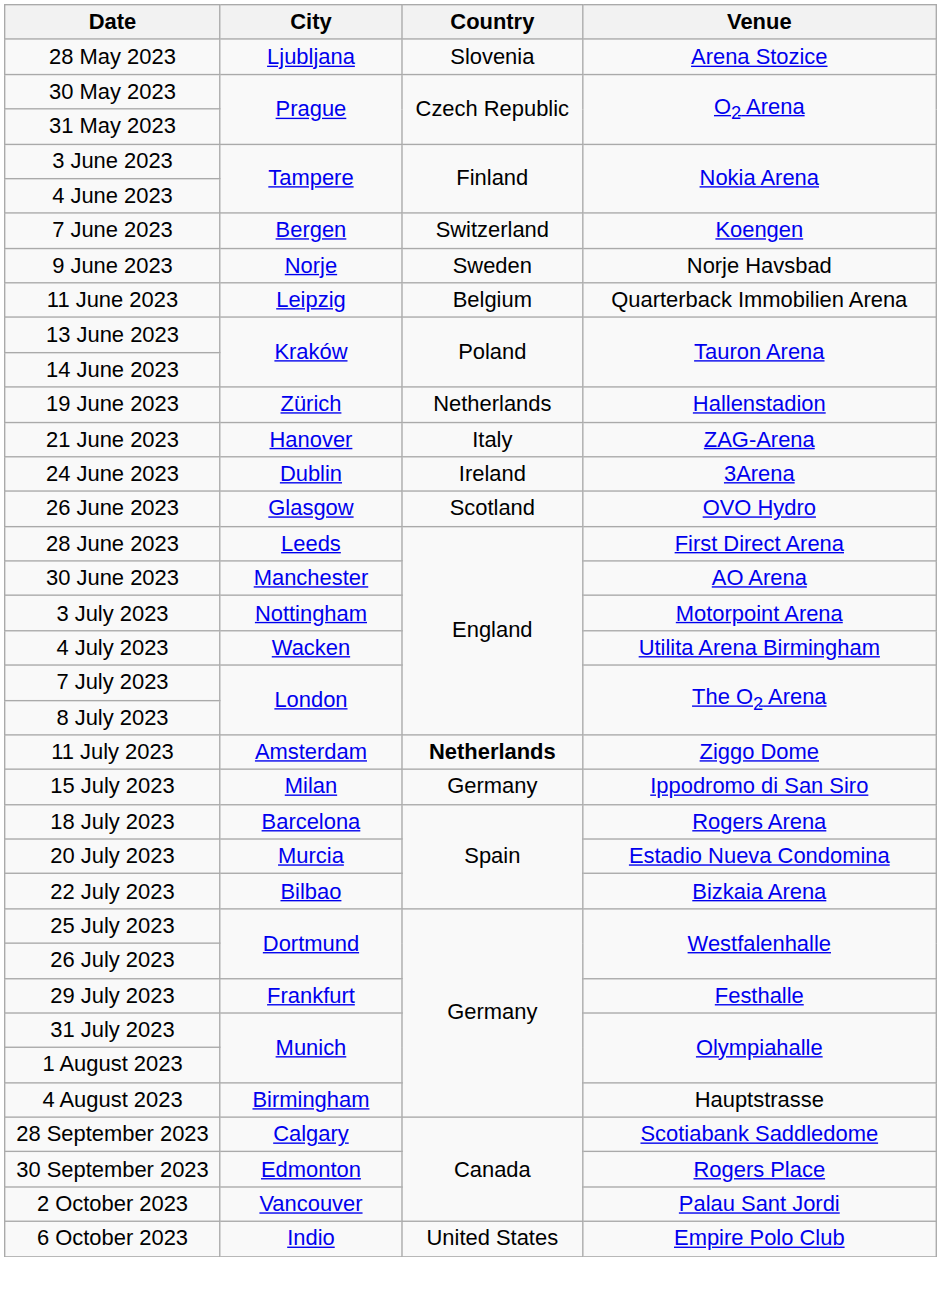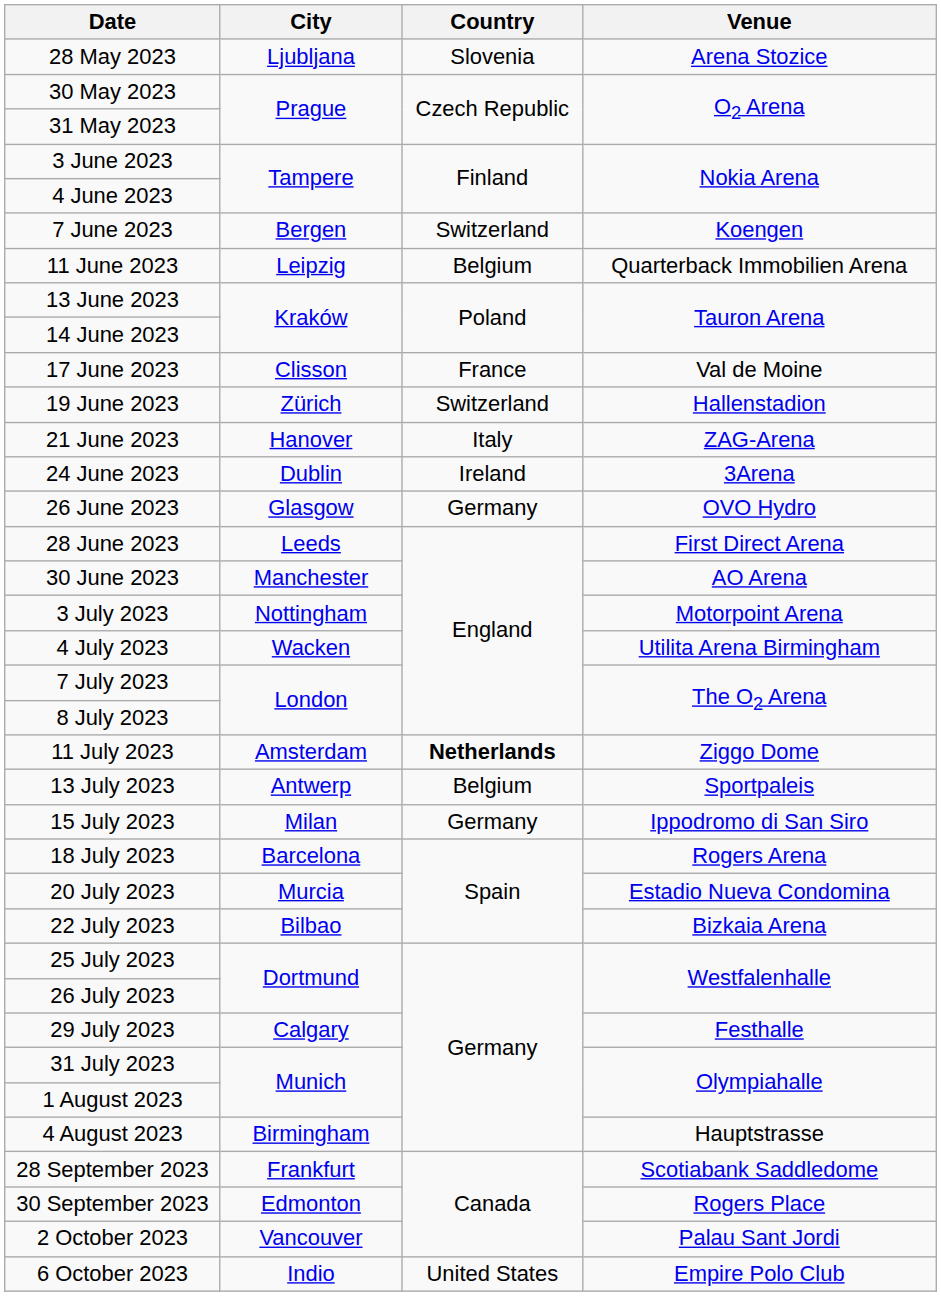- row: (112, 265)
+ row: (112, 369)
(492, 404) Netherlands -> (492, 404) Switzerland
(492, 508) Scotland -> (492, 508) Germany
+ row: (112, 786)
(311, 995) Frankfurt -> (311, 1030) Calgary
(311, 1134) Calgary -> (311, 1169) Frankfurt
